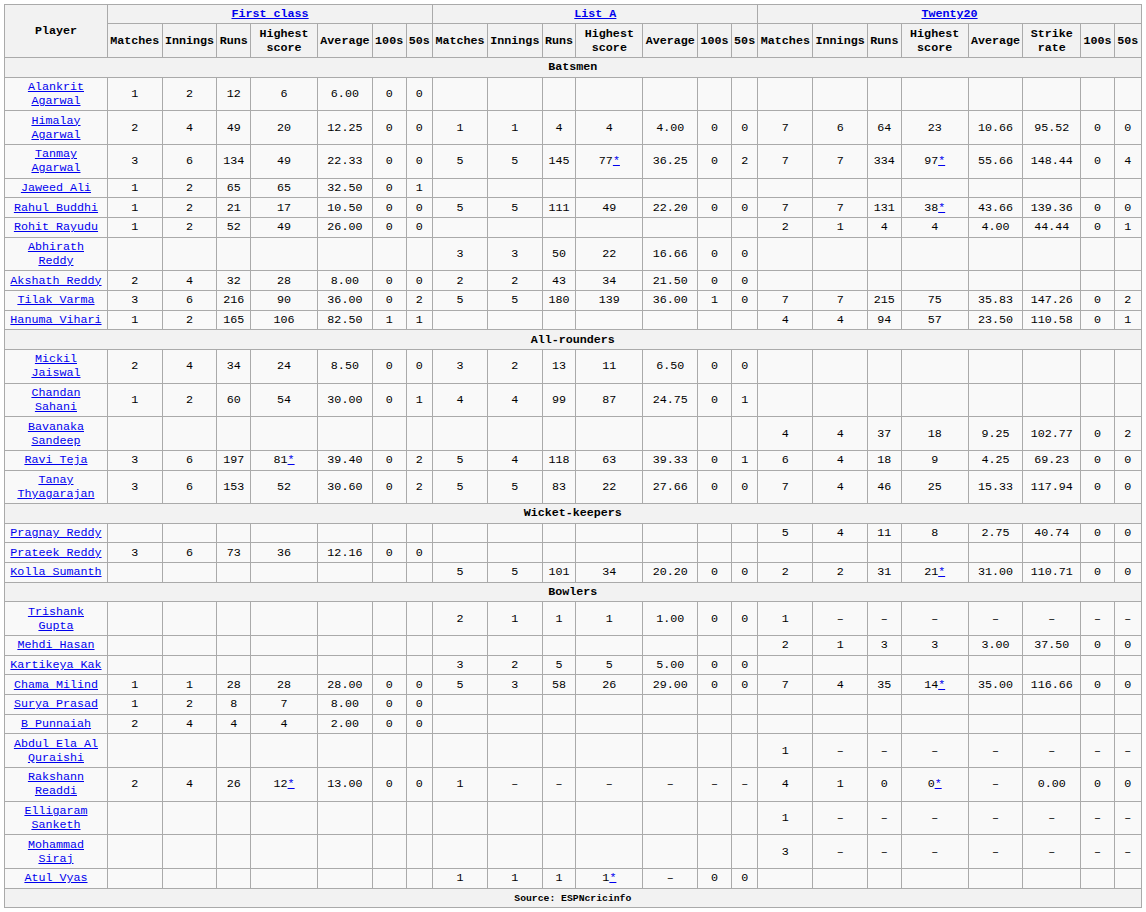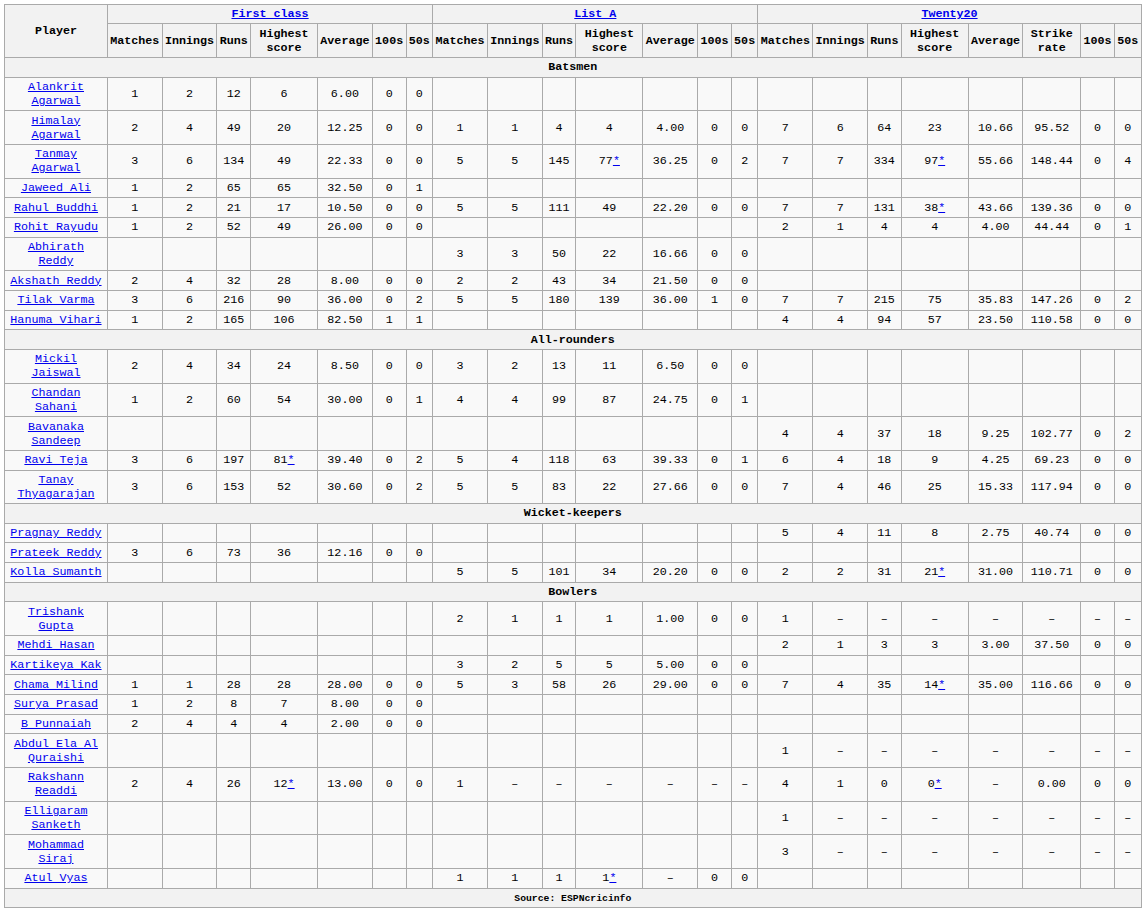(1128, 320) 1 -> (1128, 320) 0
